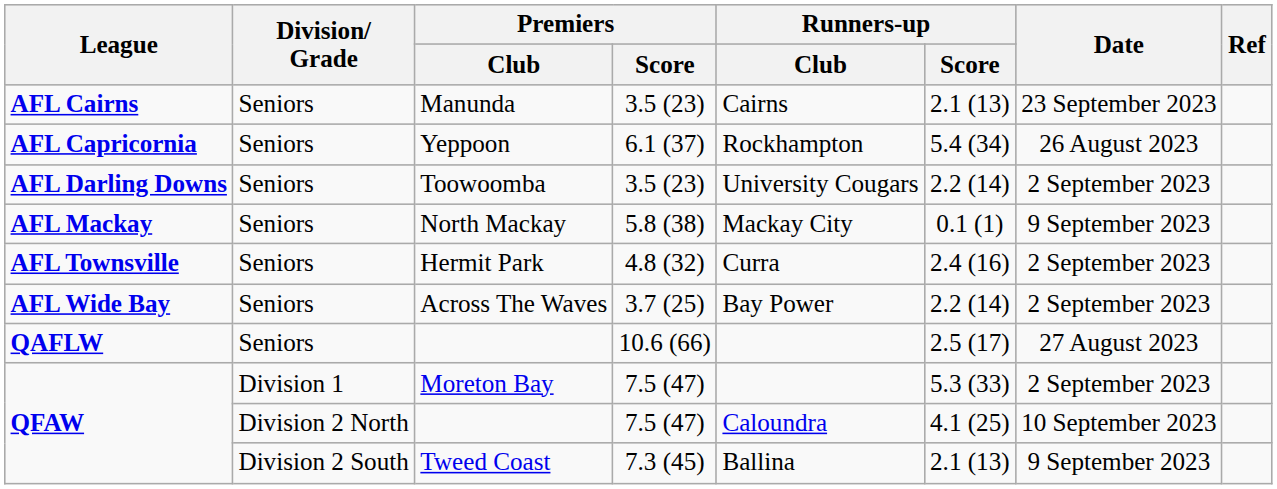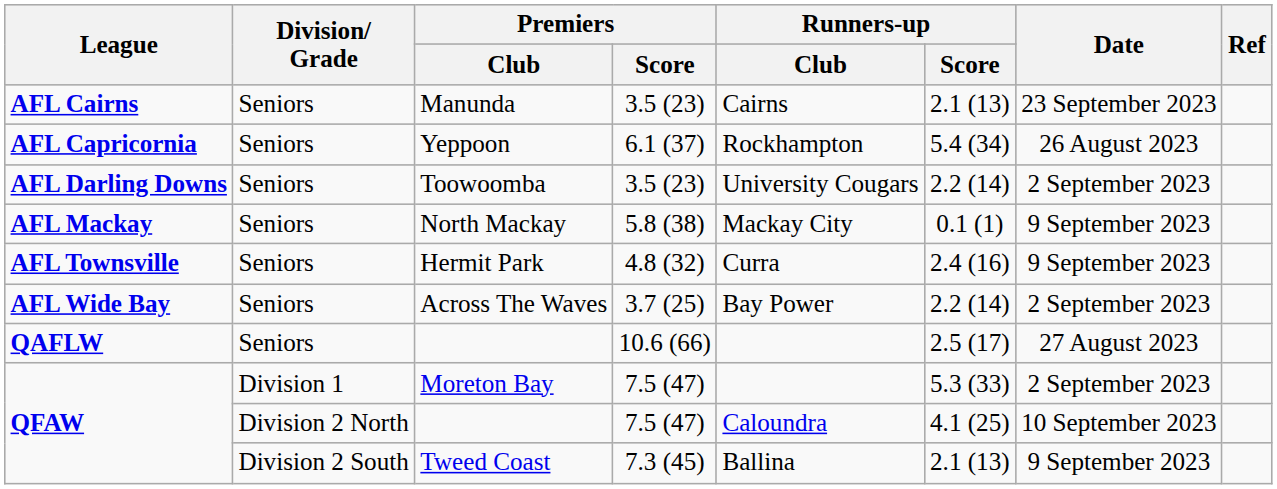(1119, 263) 2 September 2023 -> (1119, 263) 9 September 2023
